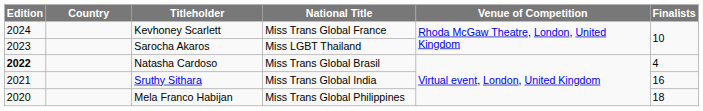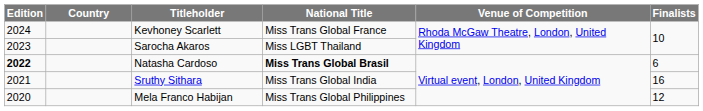(323, 64) normal -> (327, 64) bold
(655, 64) 4 -> (655, 64) 6
(658, 97) 18 -> (658, 97) 12
